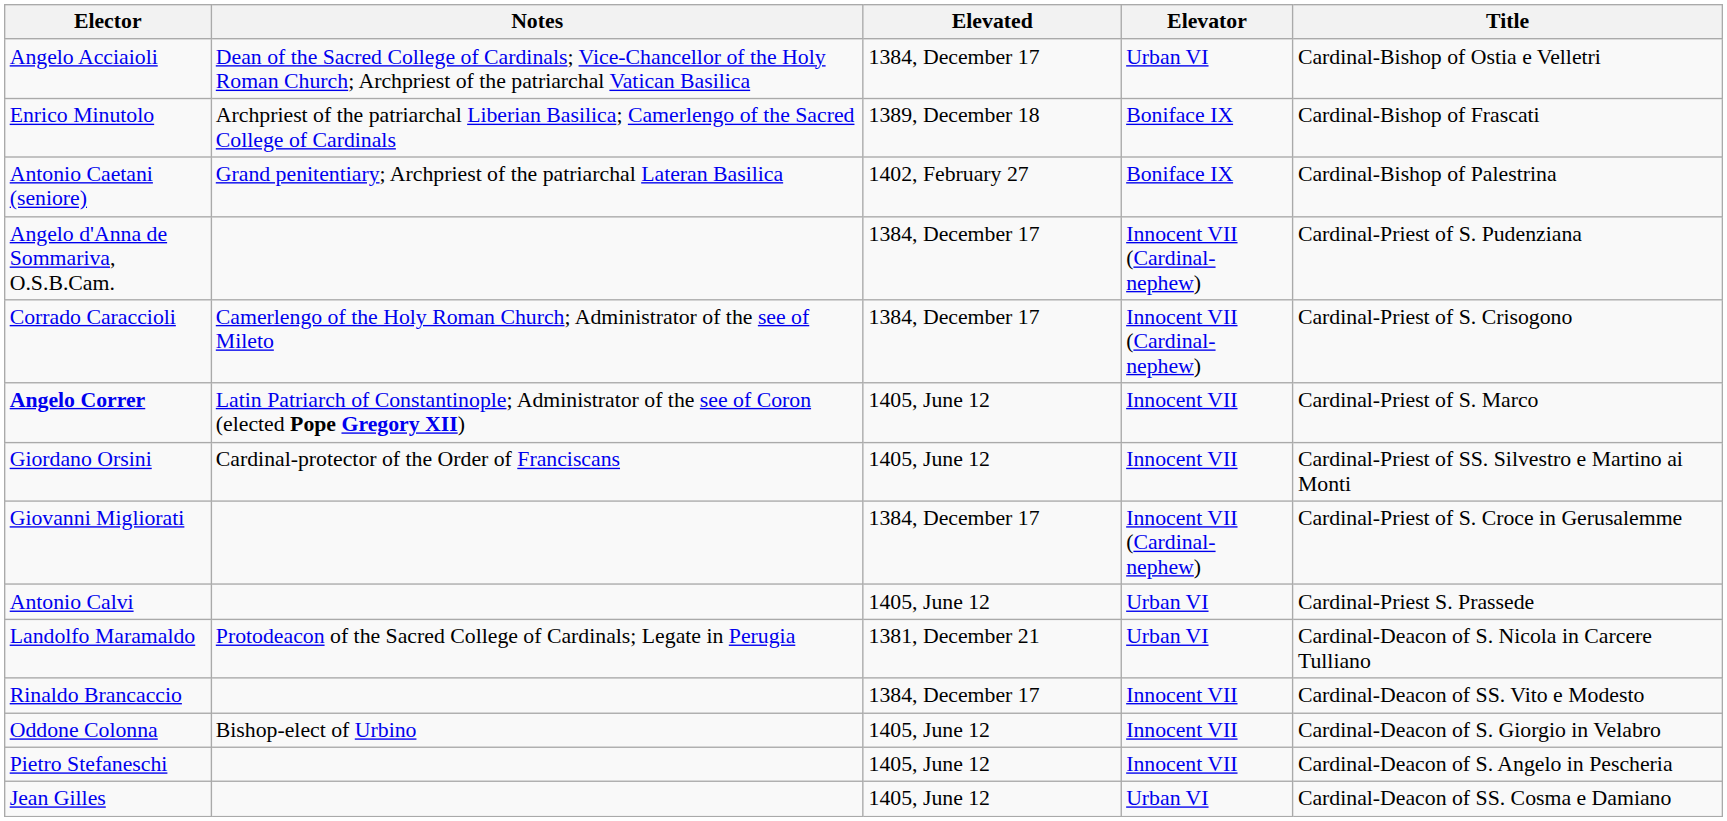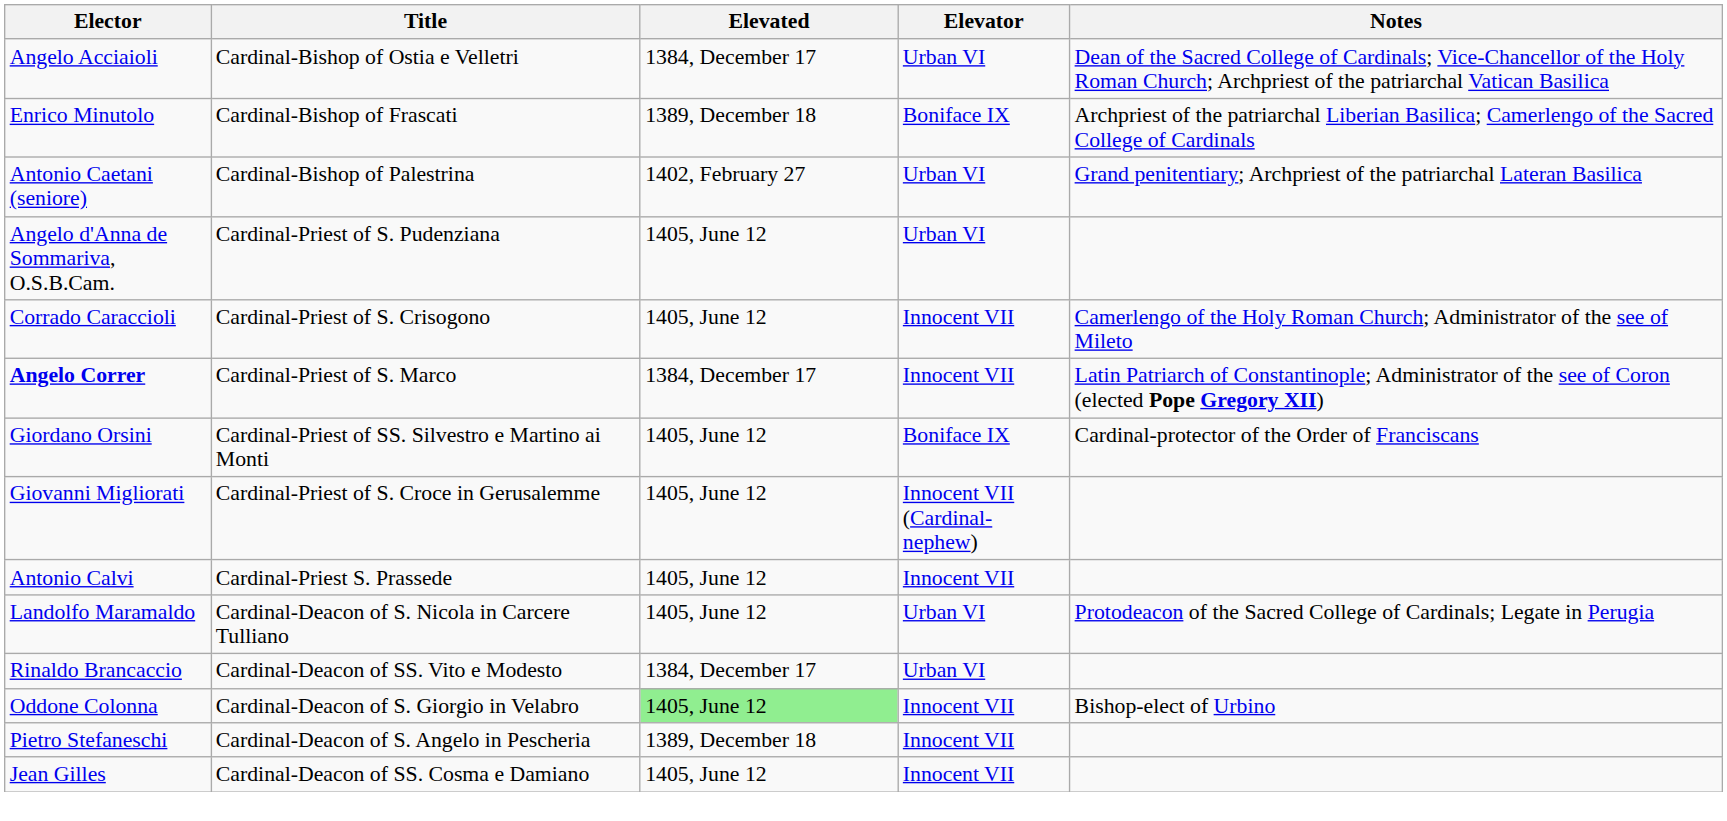columns swapped: (1508, 21) <-> (537, 21)
(1180, 174) Boniface IX -> (944, 174) Urban VI
(954, 233) 1384, December 17 -> (706, 233) 1405, June 12
(1182, 257) Innocent VII (Cardinal-nephew) -> (944, 233) Urban VI
(954, 316) 1384, December 17 -> (706, 316) 1405, June 12
(1182, 341) Innocent VII (Cardinal-nephew) -> (959, 316) Innocent VII
(929, 400) 1405, June 12 -> (731, 375) 1384, December 17
(1182, 459) Innocent VII -> (956, 434) Boniface IX
(954, 518) 1384, December 17 -> (706, 493) 1405, June 12
(1167, 601) Urban VI -> (959, 577) Innocent VII
(954, 636) 1381, December 21 -> (706, 611) 1405, June 12
(1182, 695) Innocent VII -> (944, 670) Urban VI
(929, 729) no background -> (706, 705) lightgreen background
(929, 764) 1405, June 12 -> (731, 739) 1389, December 18
(1167, 798) Urban VI -> (959, 774) Innocent VII
